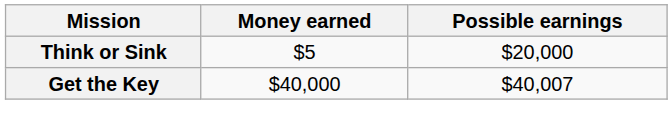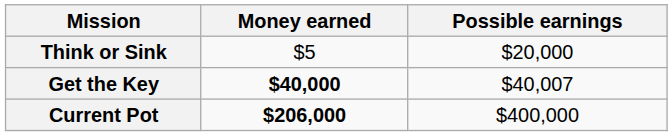(305, 84) normal -> (305, 84) bold
+ row: (104, 115)
